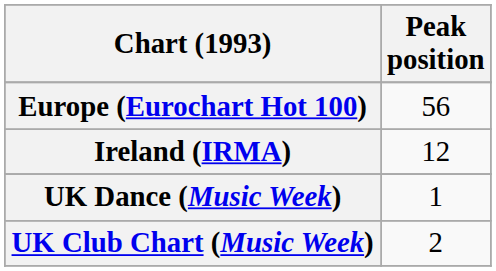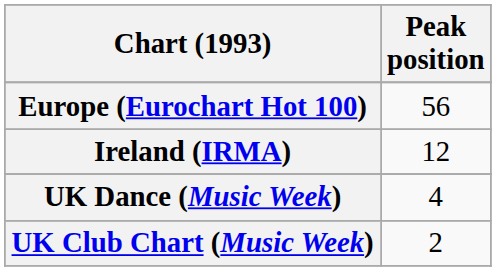(436, 196) 1 -> (436, 196) 4
